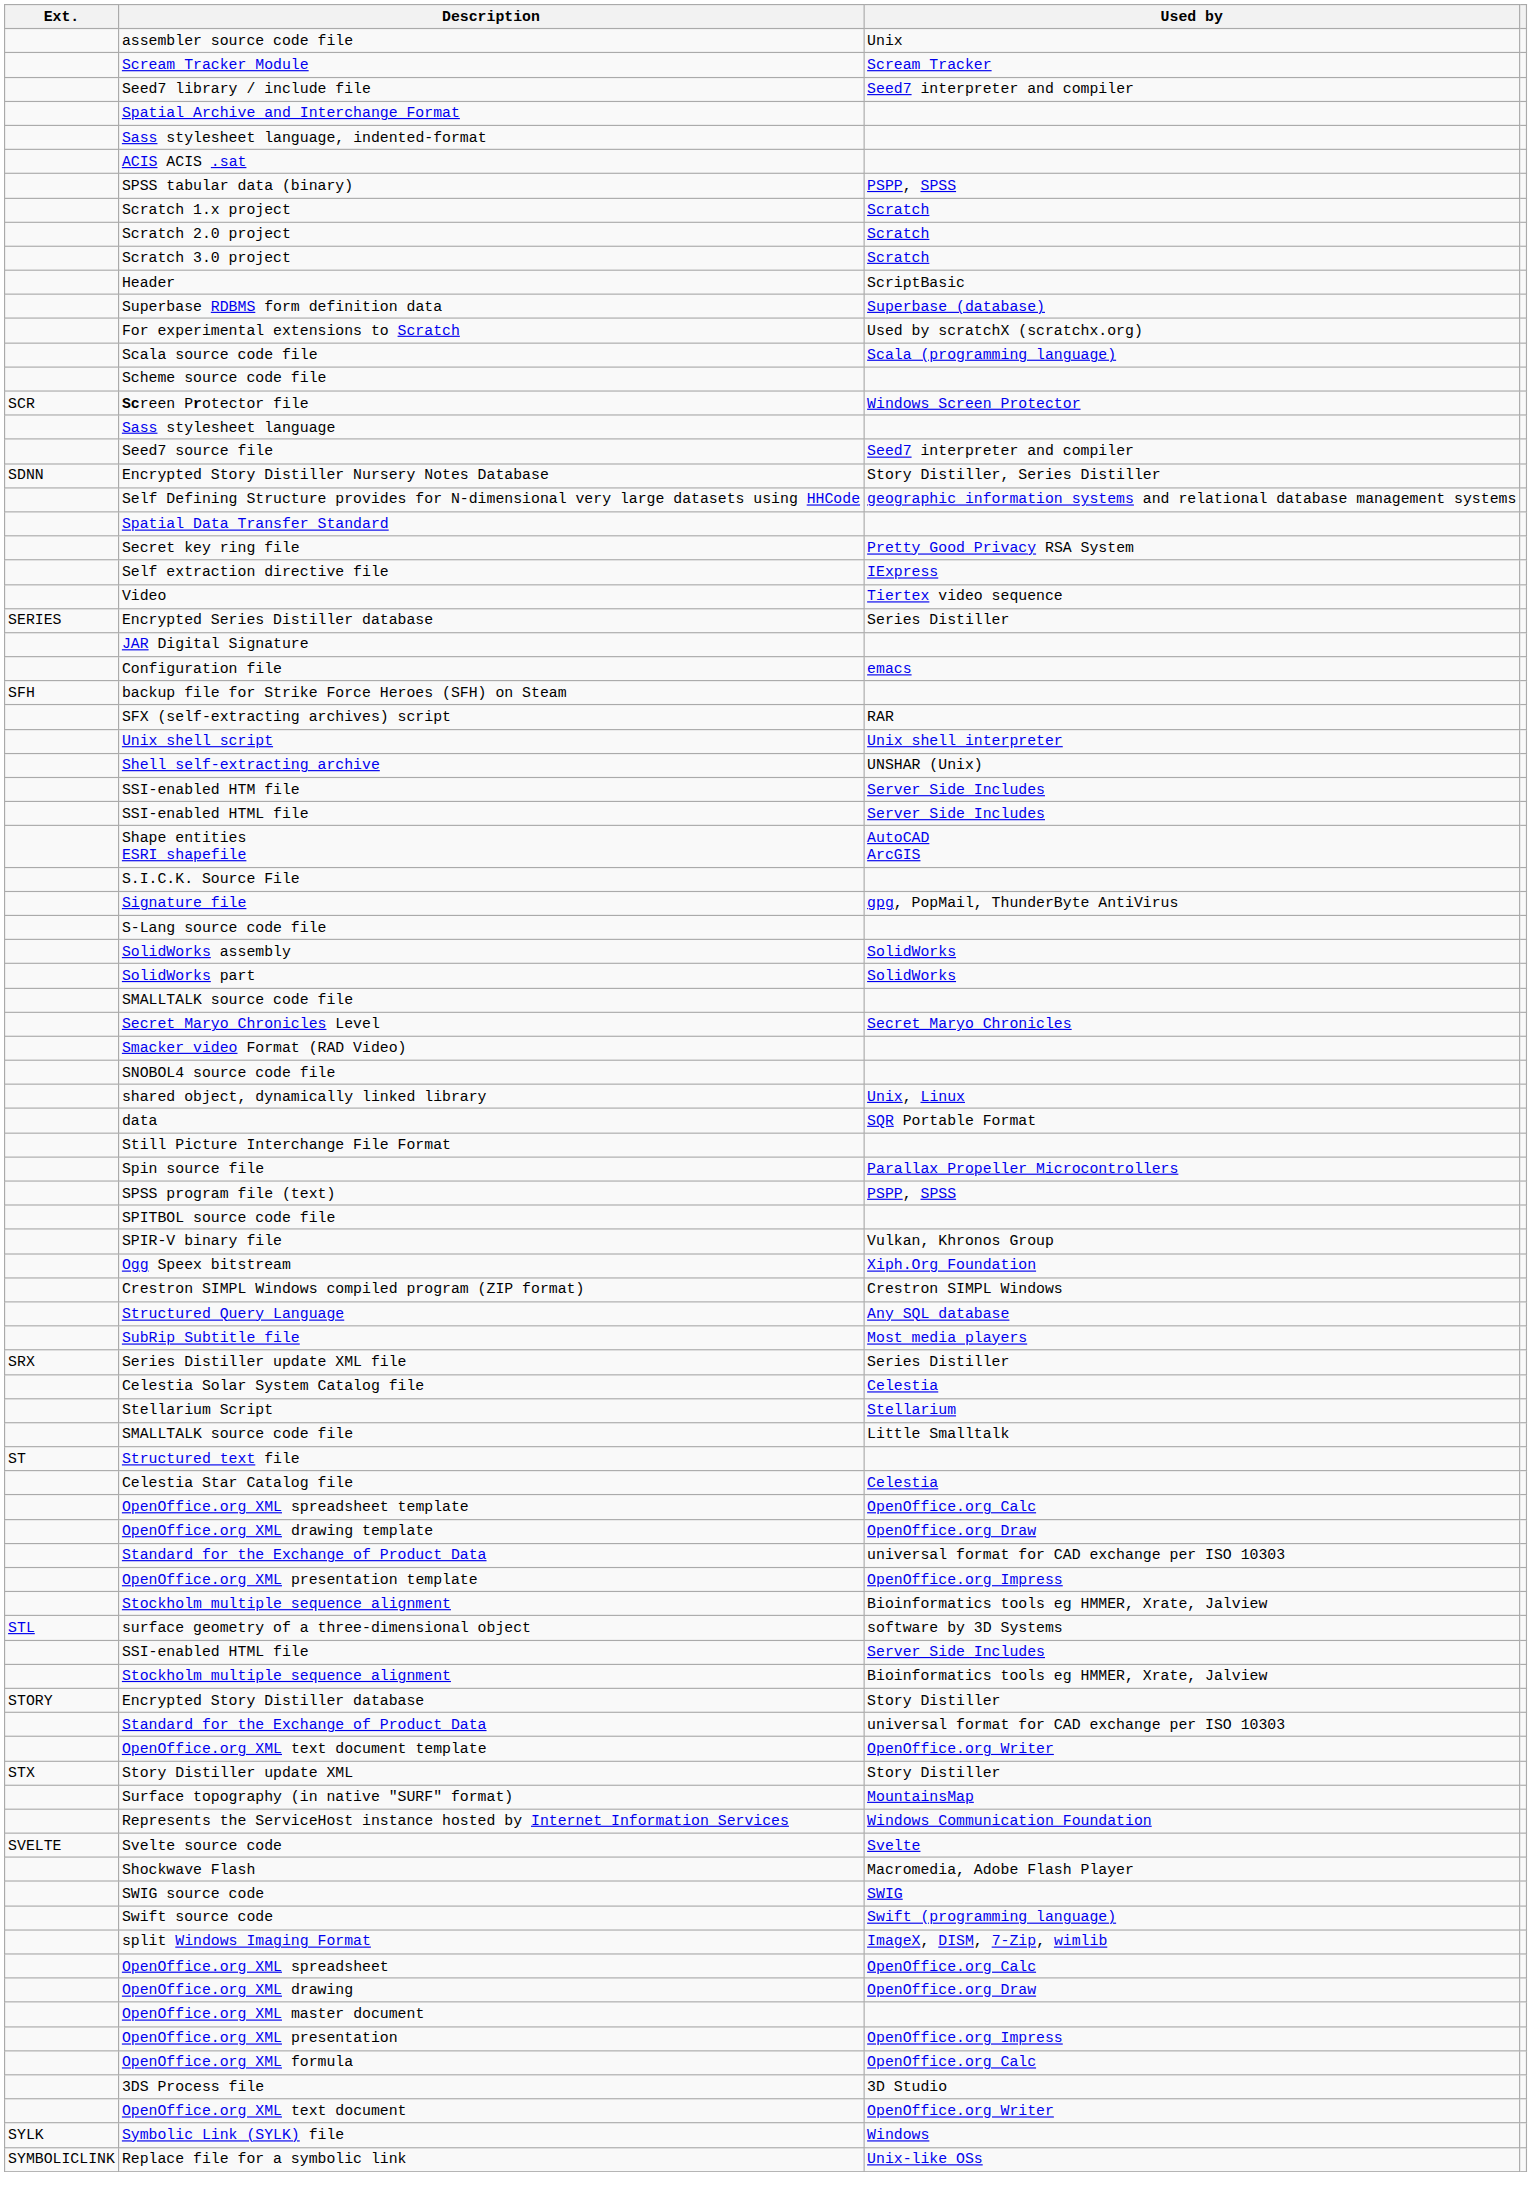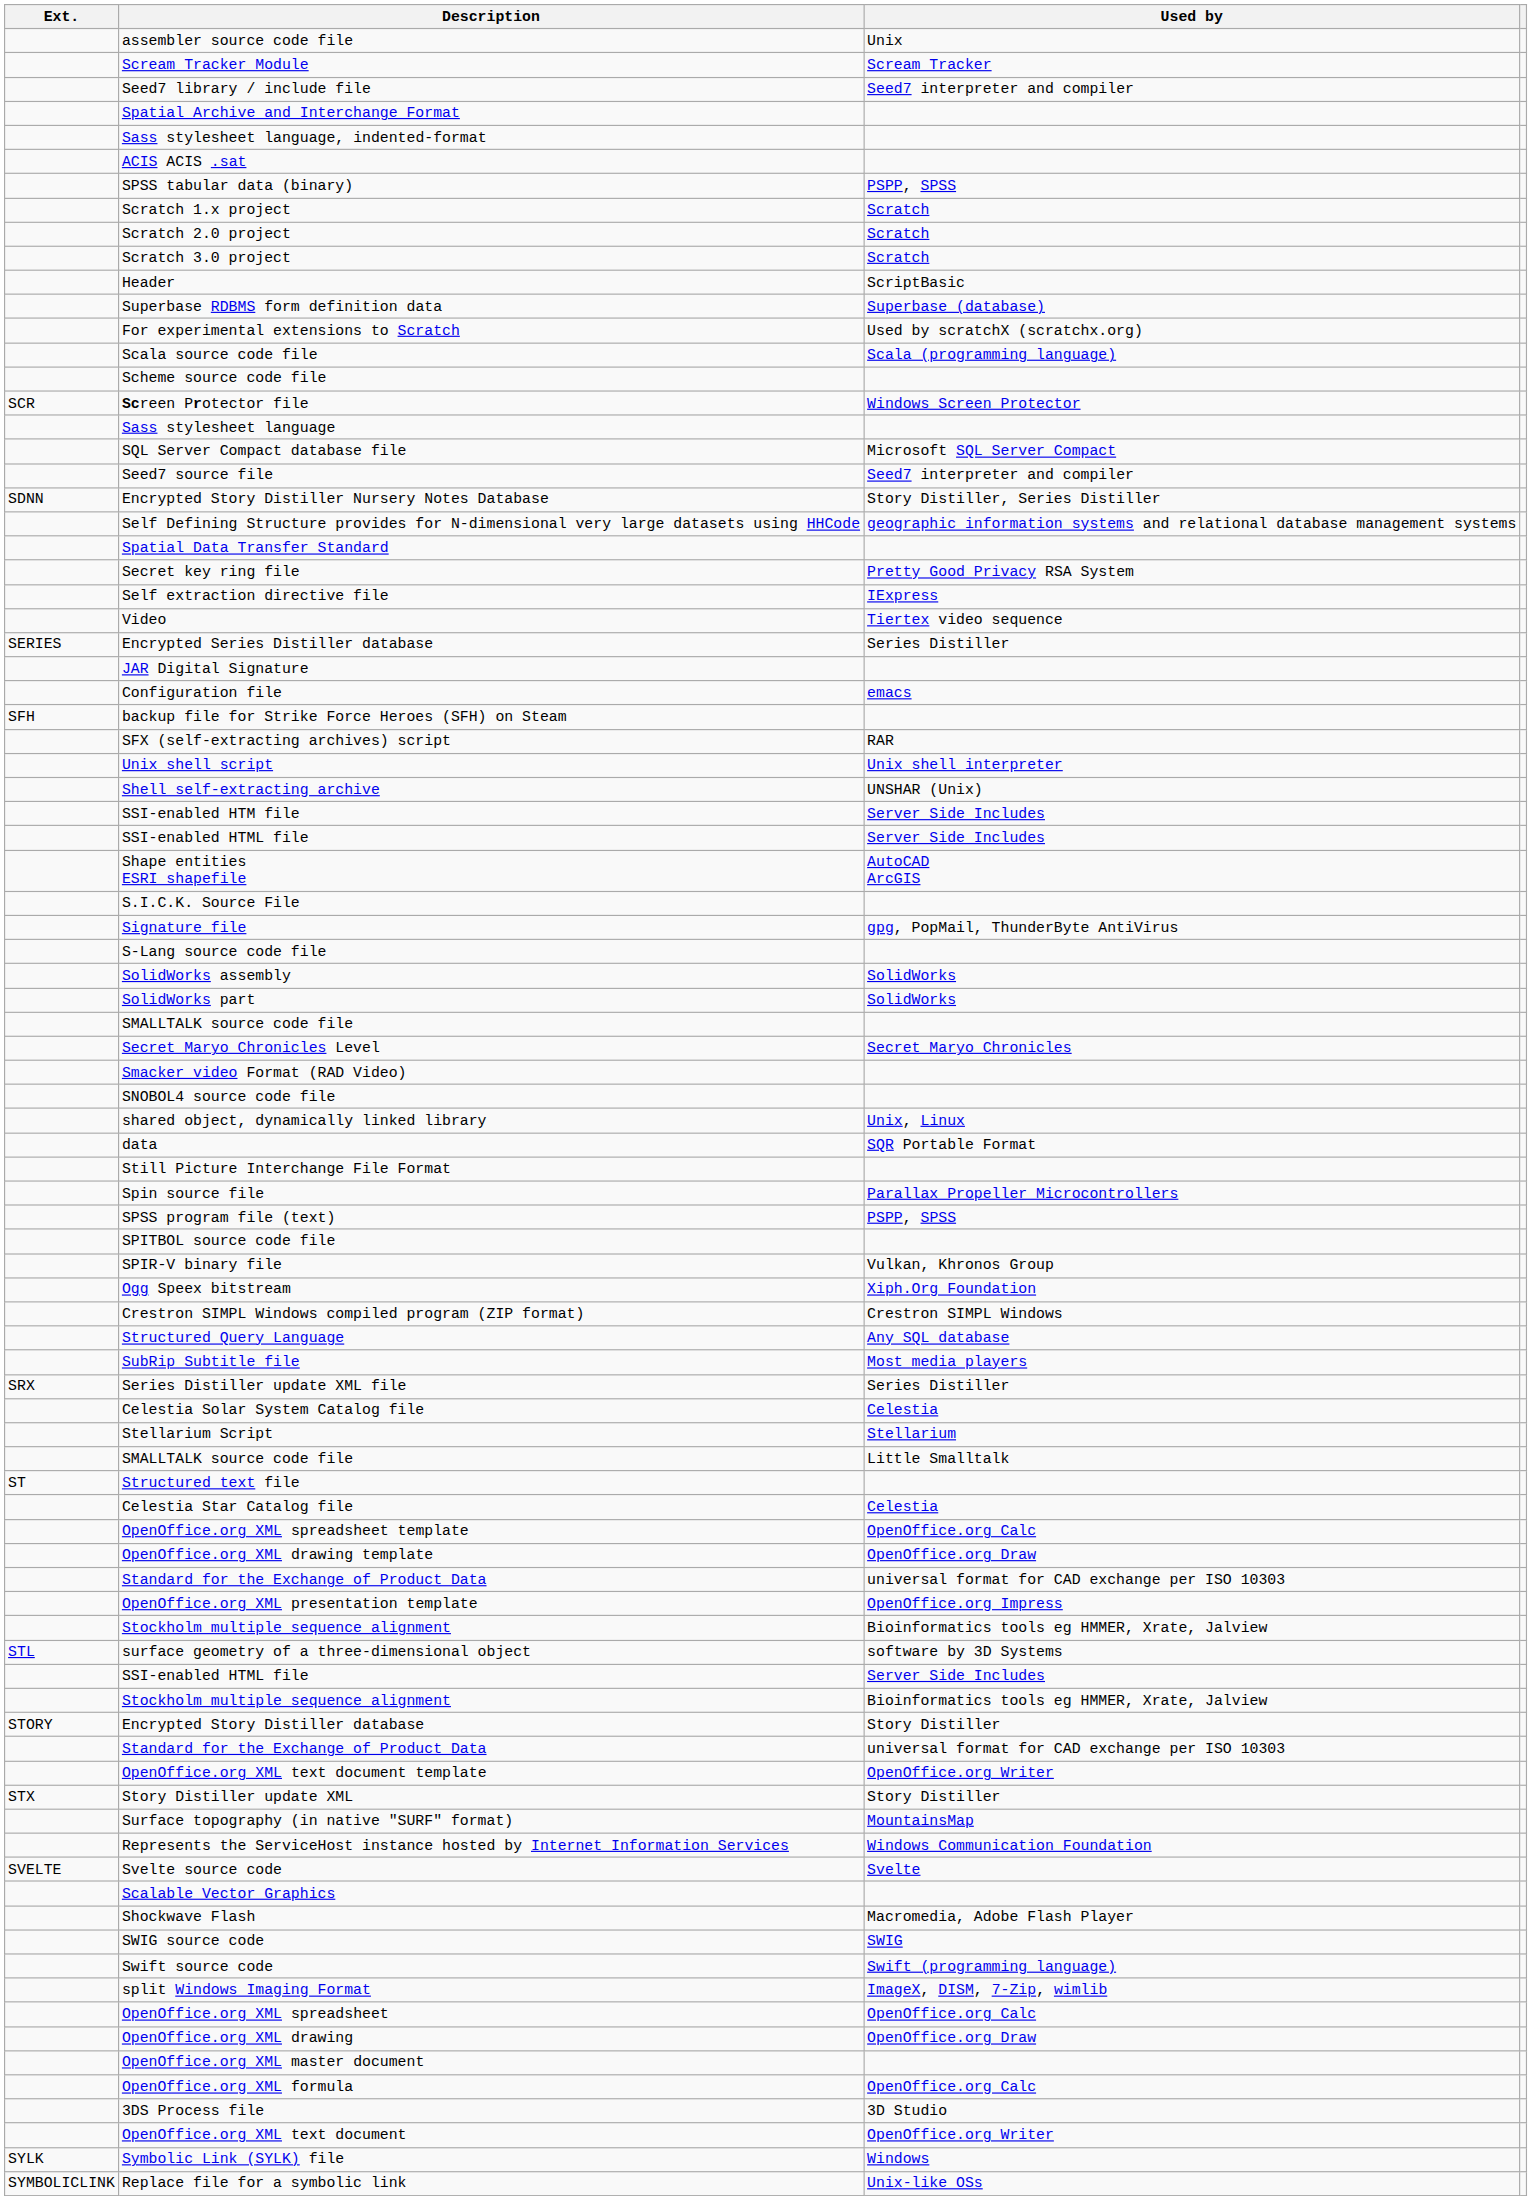+ row: (264, 451)
+ row: (229, 1894)
- row: (260, 2039)
